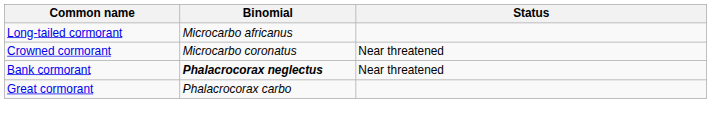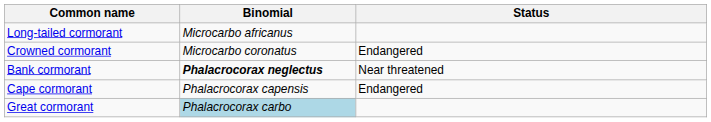(401, 51) Near threatened -> (391, 51) Endangered
+ row: (50, 88)
(237, 88) no background -> (237, 107) lightblue background
